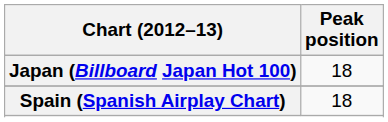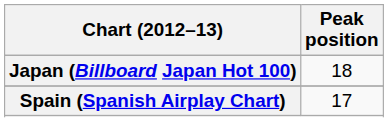(342, 100) 18 -> (342, 100) 17
